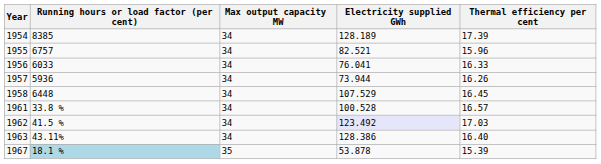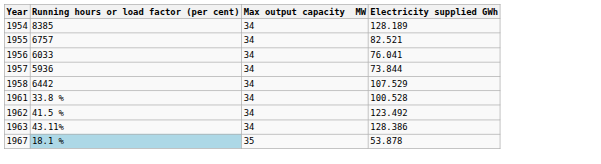- column: (528, 17)
(355, 79) 73.944 -> (386, 69) 73.844
(43, 94) 6448 -> (43, 84) 6442
(357, 123) lavender background -> (389, 112) no background
